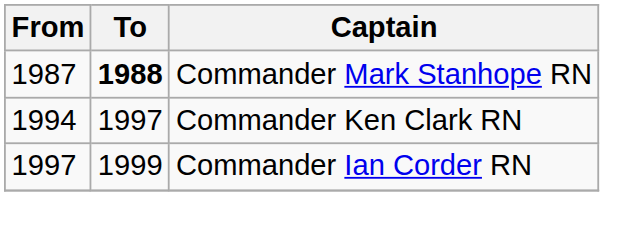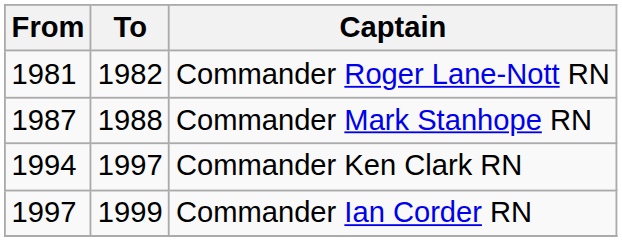+ row: (393, 73)
(130, 73) bold -> (130, 119) normal
